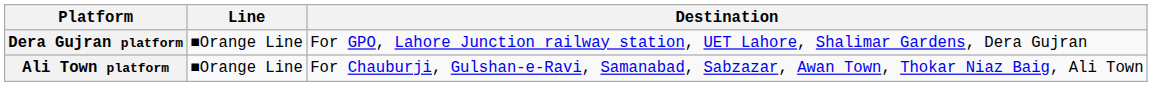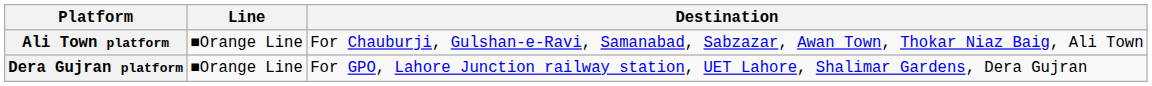rows swapped: (96, 68) <-> (96, 43)
